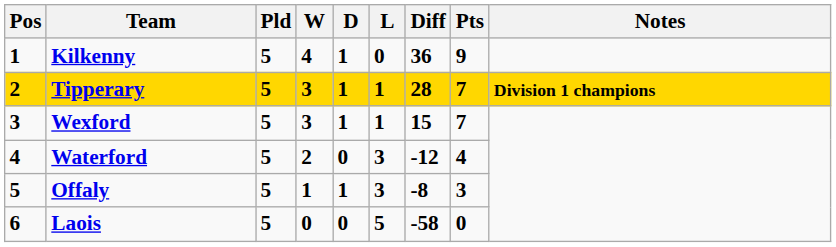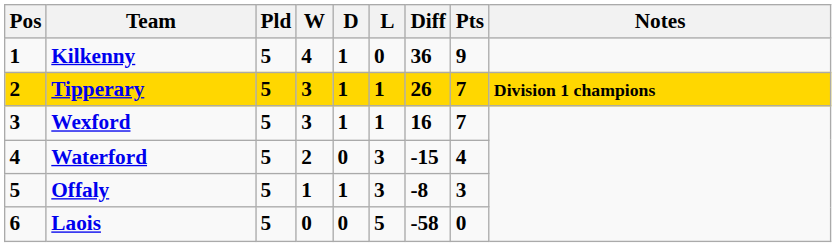(421, 88) 28 -> (421, 88) 26
(421, 122) 15 -> (421, 122) 16
(425, 156) -12 -> (425, 156) -15
